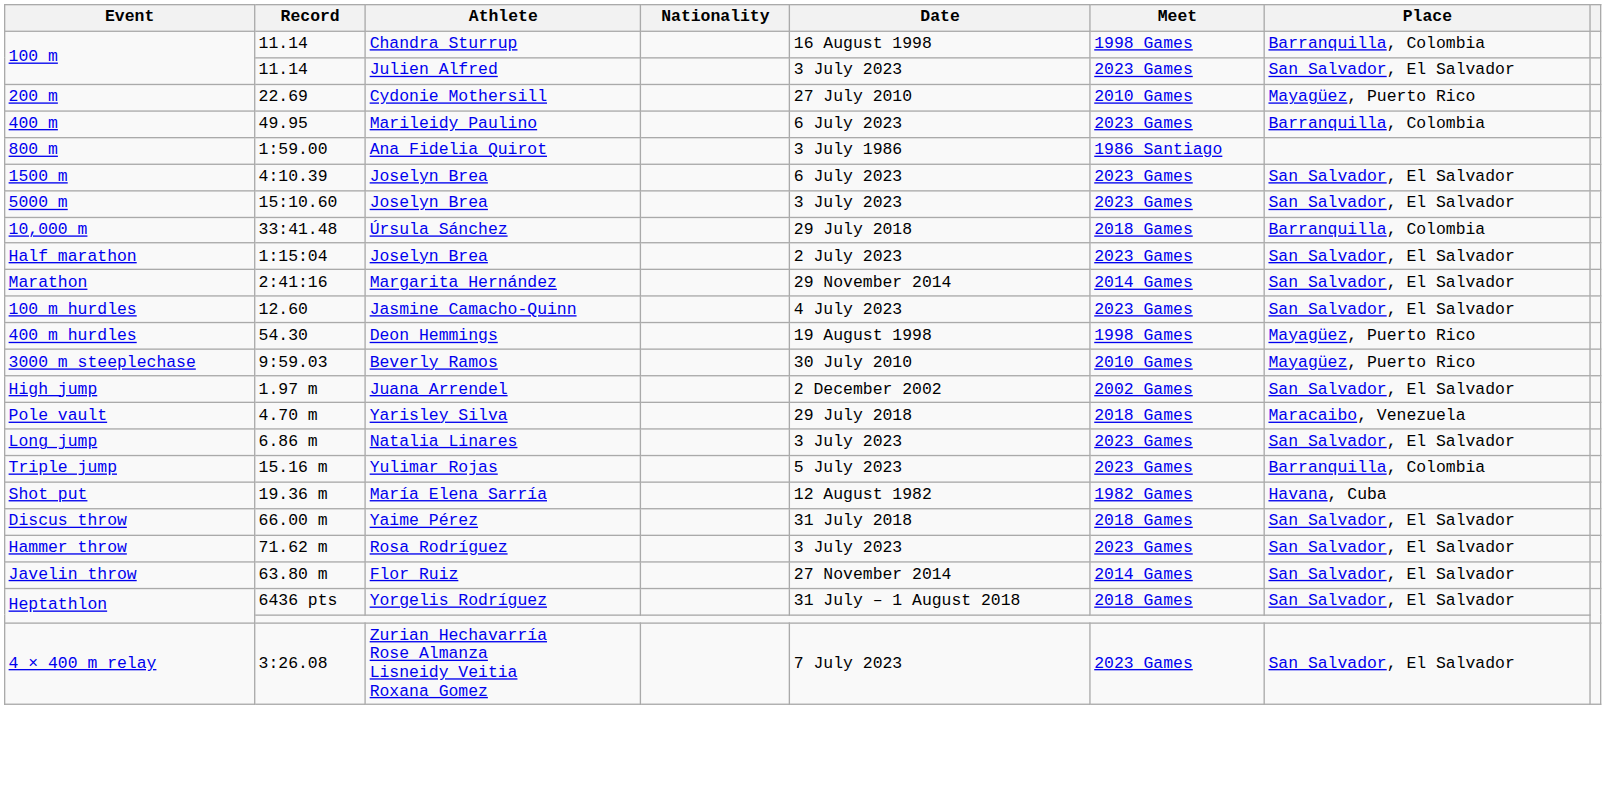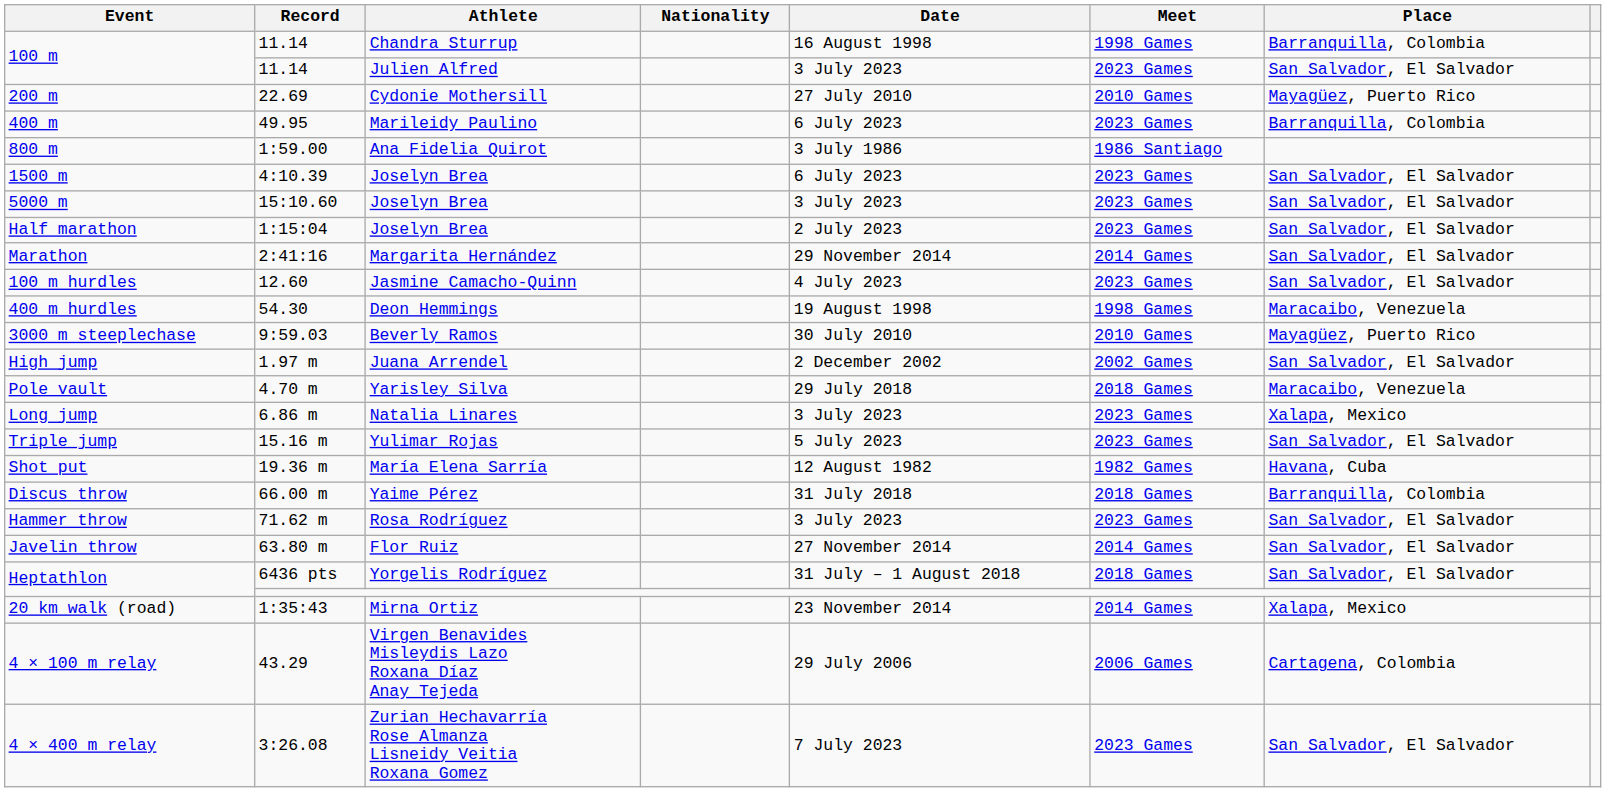- row: (48, 230)
(1372, 336) Mayagüez, Puerto Rico -> (1367, 310) Maracaibo, Venezuela
(1392, 443) San Salvador, El Salvador -> (1337, 416) Xalapa, Mexico
(1377, 469) Barranquilla, Colombia -> (1392, 443) San Salvador, El Salvador
(1392, 522) San Salvador, El Salvador -> (1377, 496) Barranquilla, Colombia
+ row: (92, 610)
+ row: (83, 664)
